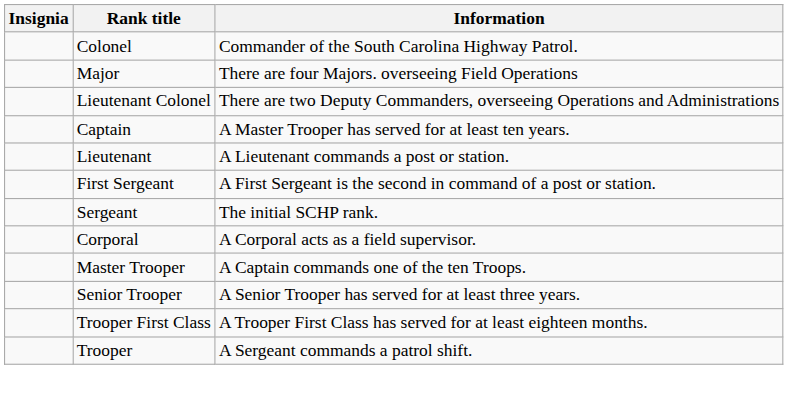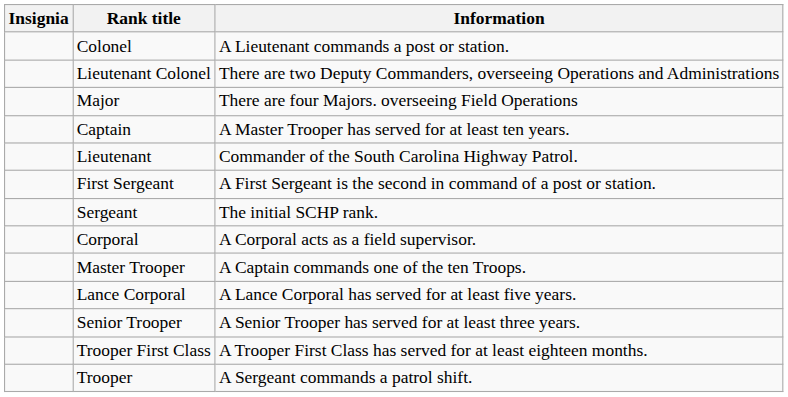(398, 45) Commander of the South Carolina Highway Patrol. -> (364, 45) A Lieutenant commands a post or station.
rows swapped: (144, 101) <-> (98, 73)
(364, 156) A Lieutenant commands a post or station. -> (398, 156) Commander of the South Carolina Highway Patrol.
+ row: (131, 294)
